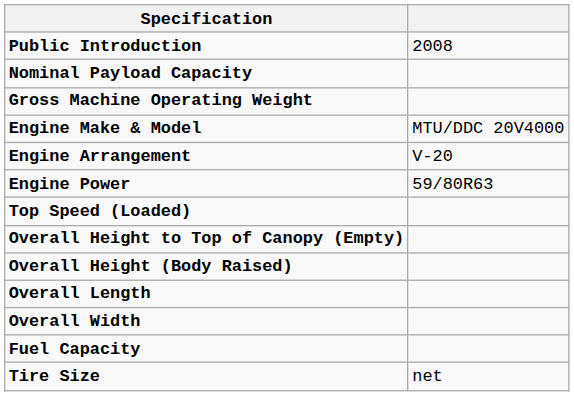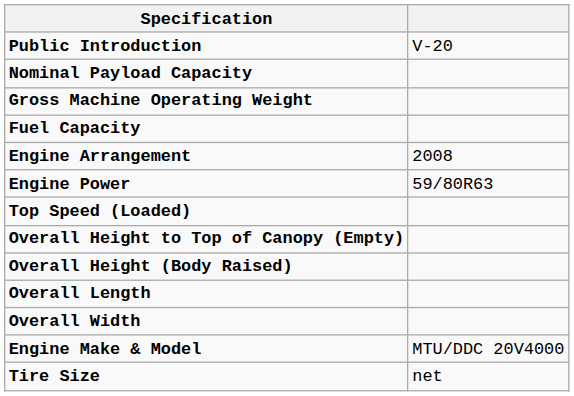(433, 46) 2008 -> (433, 46) V-20
rows swapped: (105, 129) <-> (75, 349)
(433, 156) V-20 -> (433, 156) 2008
